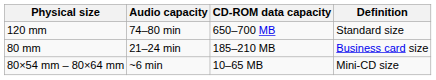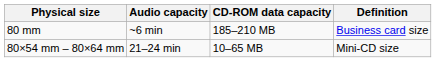- row: (27, 30)
(155, 48) 21–24 min -> (146, 30) ~6 min
(146, 65) ~6 min -> (155, 48) 21–24 min
